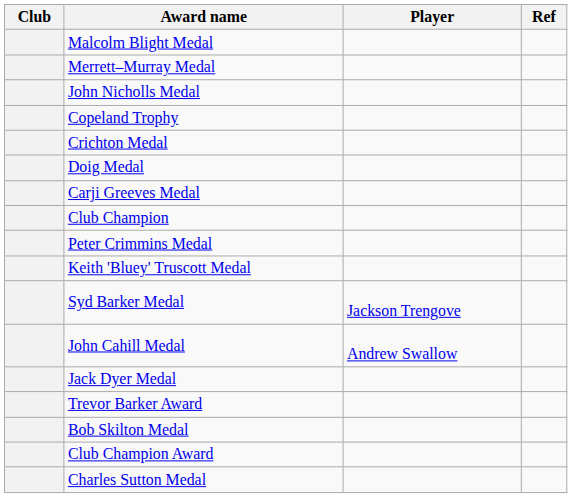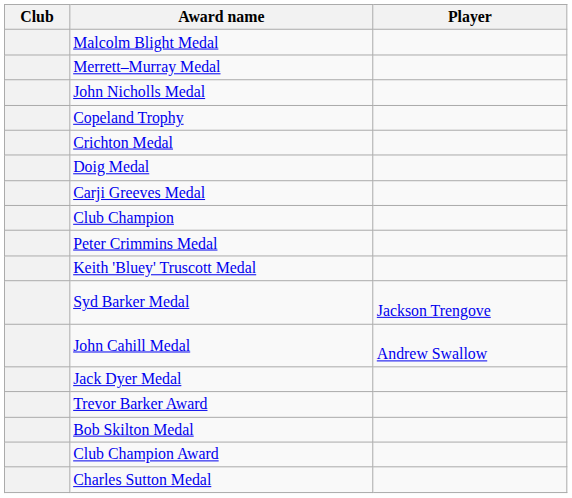- column: (544, 17)
